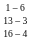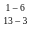- row: (15, 34)
